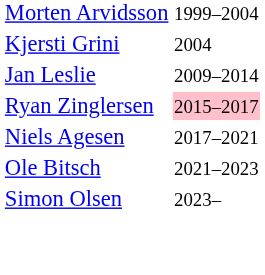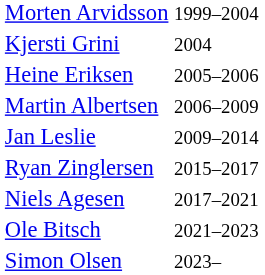+ row: (69, 74)
+ row: (82, 105)
(216, 107) pink background -> (216, 169) no background
